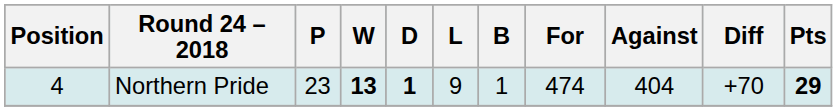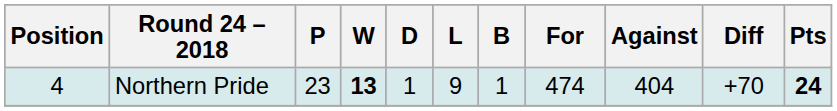(410, 87) bold -> (410, 87) normal
(808, 87) 29 -> (808, 87) 24
